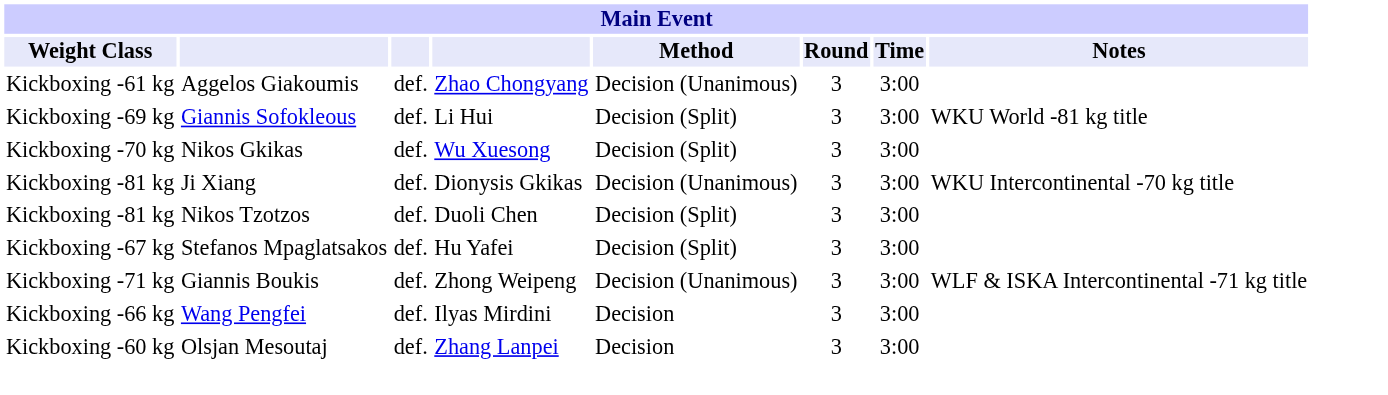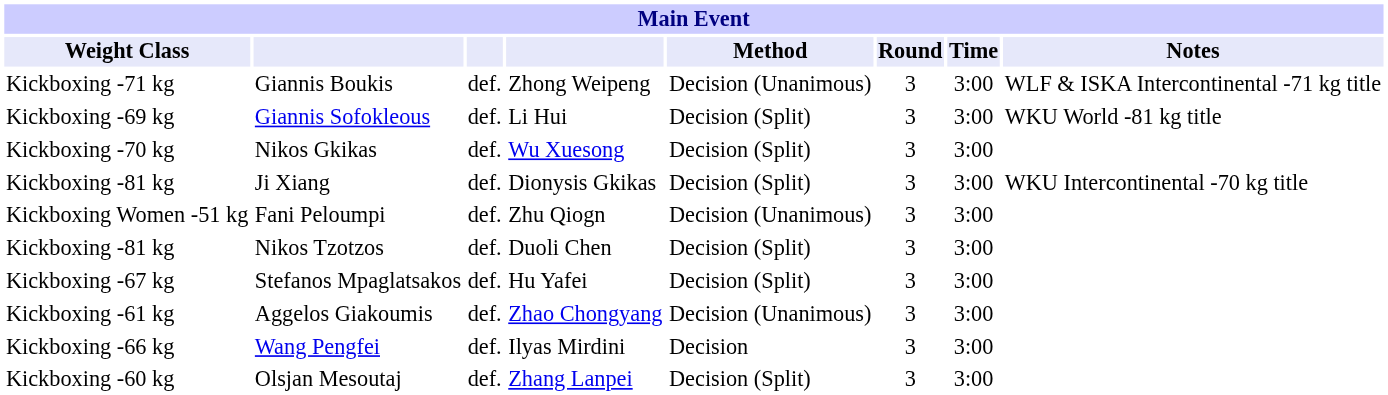rows swapped: (250, 281) <-> (270, 84)
(696, 182) Decision (Unanimous) -> (740, 182) Decision (Split)
+ row: (320, 215)
(635, 346) Decision -> (740, 379) Decision (Split)
